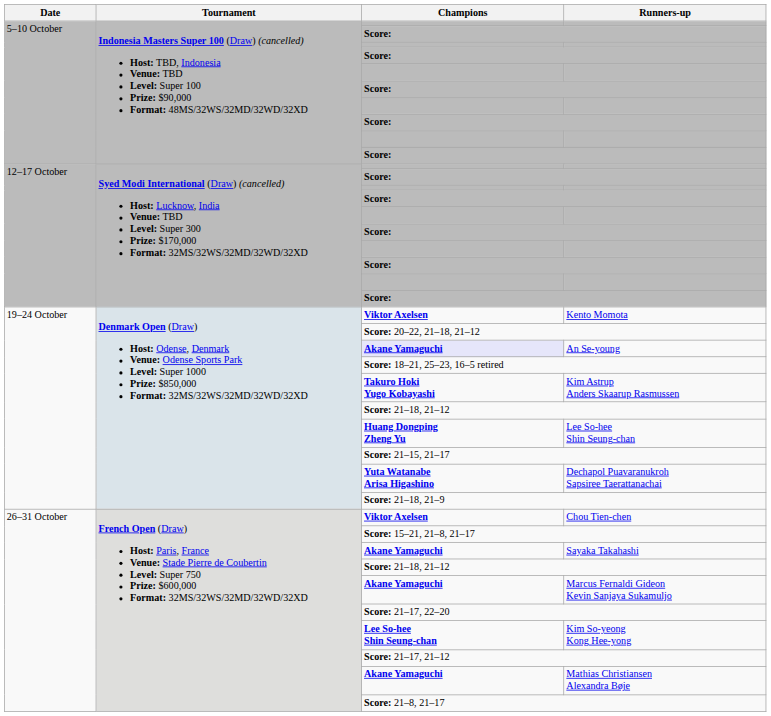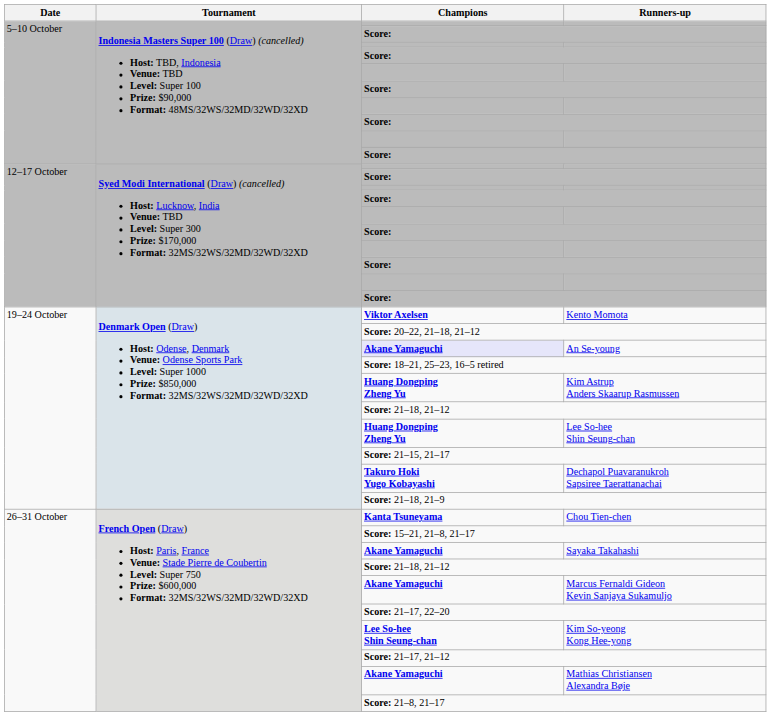(399, 387) Takuro Hoki Yugo Kobayashi -> (401, 387) Huang Dongping Zheng Yu
(399, 478) Yuta Watanabe Arisa Higashino -> (399, 478) Takuro Hoki Yugo Kobayashi
(396, 517) Viktor Axelsen -> (403, 517) Kanta Tsuneyama
